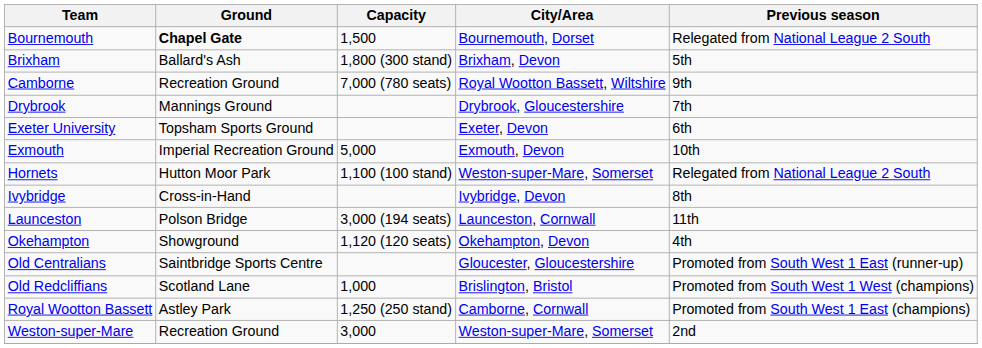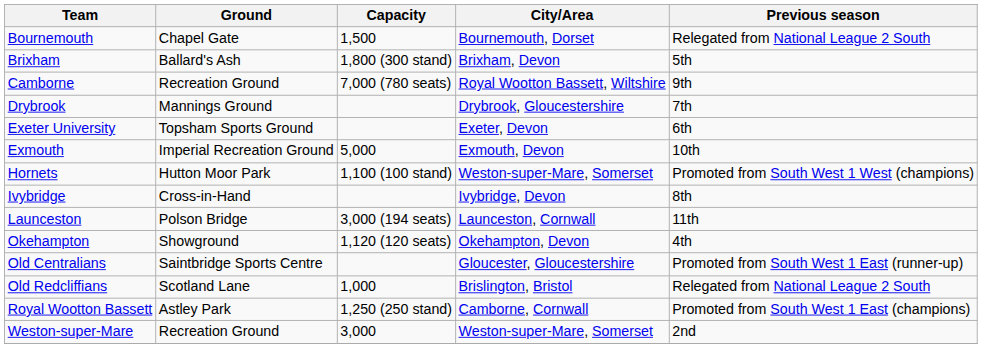(200, 38) bold -> (199, 38) normal
(801, 173) Relegated from National League 2 South -> (823, 173) Promoted from South West 1 West (champions)
(823, 286) Promoted from South West 1 West (champions) -> (801, 286) Relegated from National League 2 South
